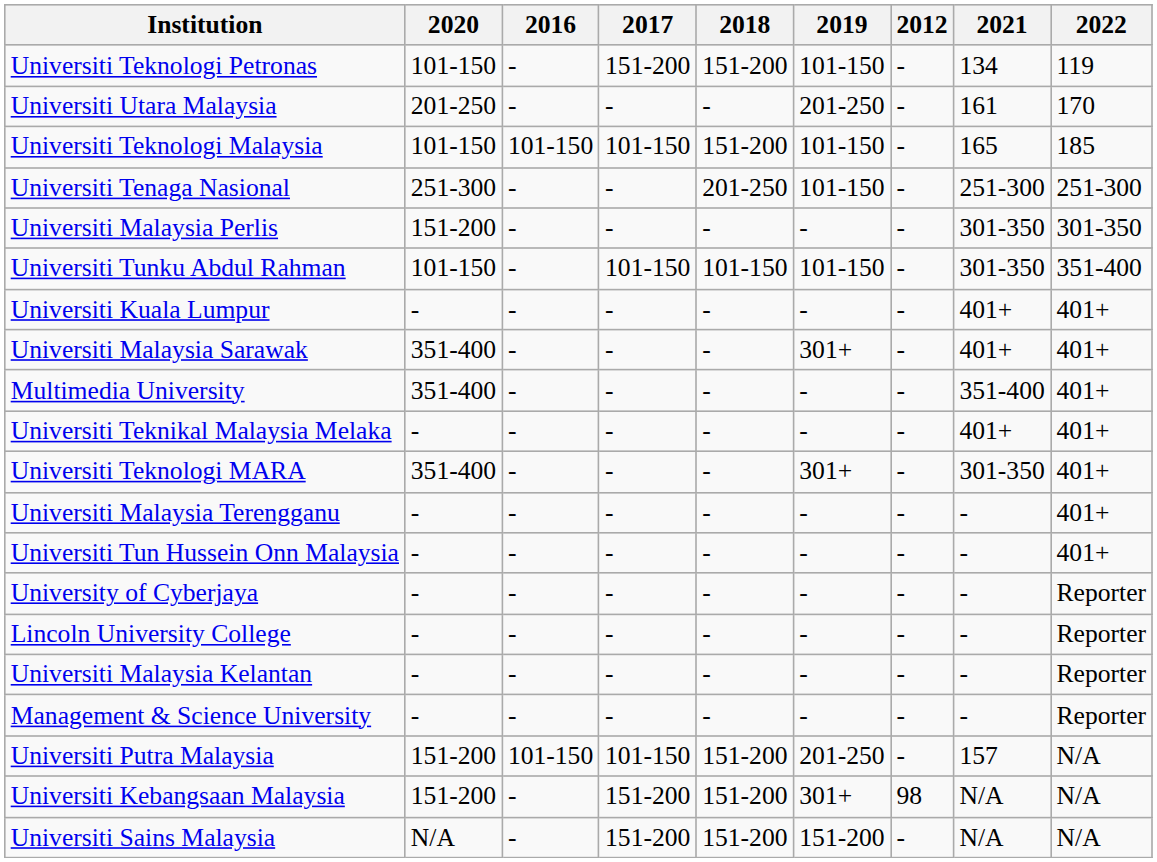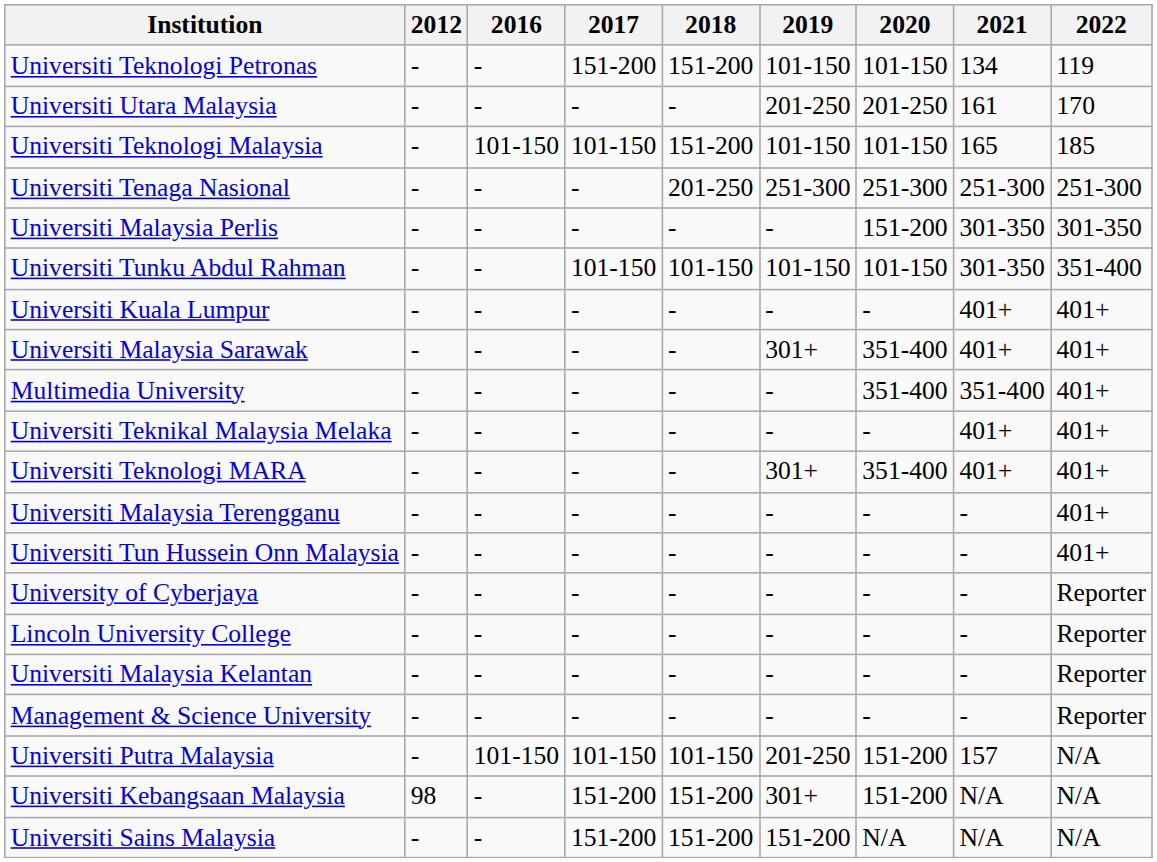columns swapped: (922, 24) <-> (453, 24)
(842, 187) 101-150 -> (808, 187) 251-300
(1002, 471) 301-350 -> (986, 471) 401+
(745, 755) 151-200 -> (711, 755) 101-150
